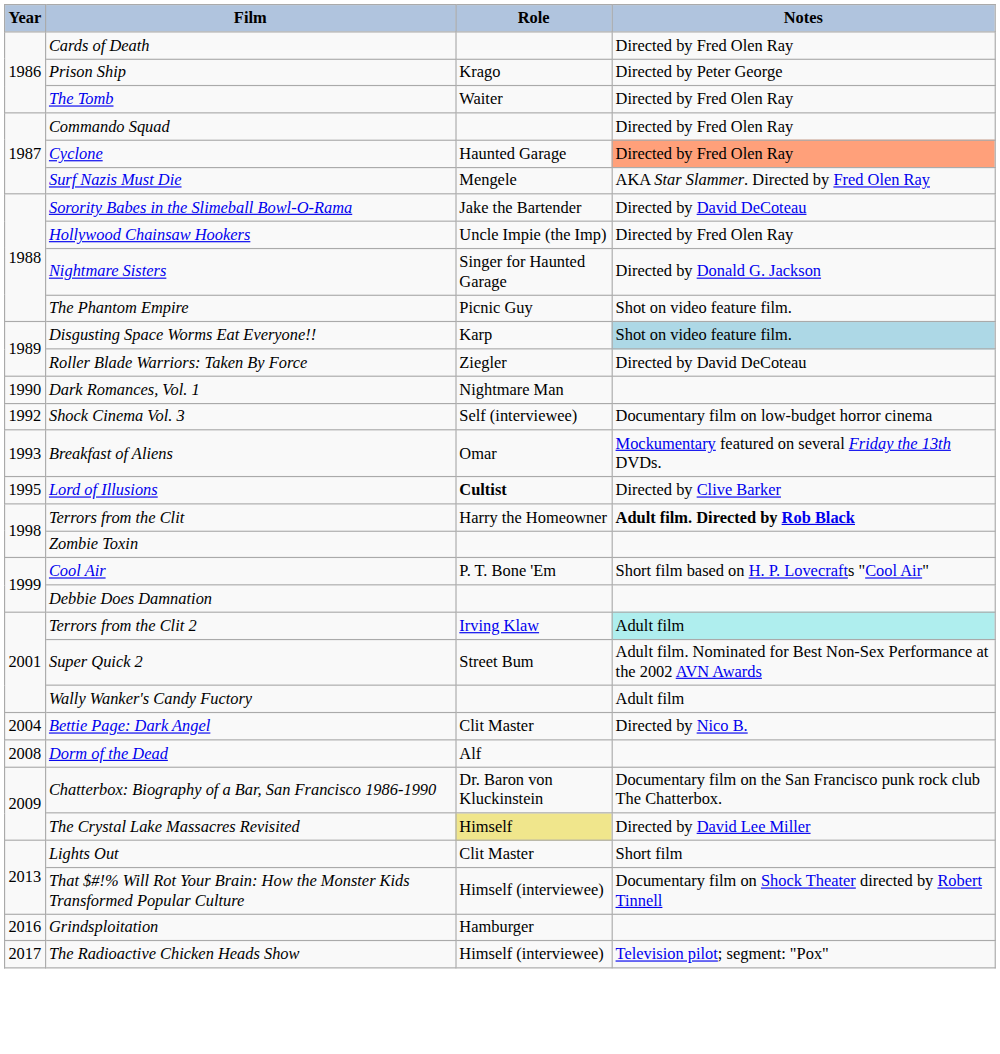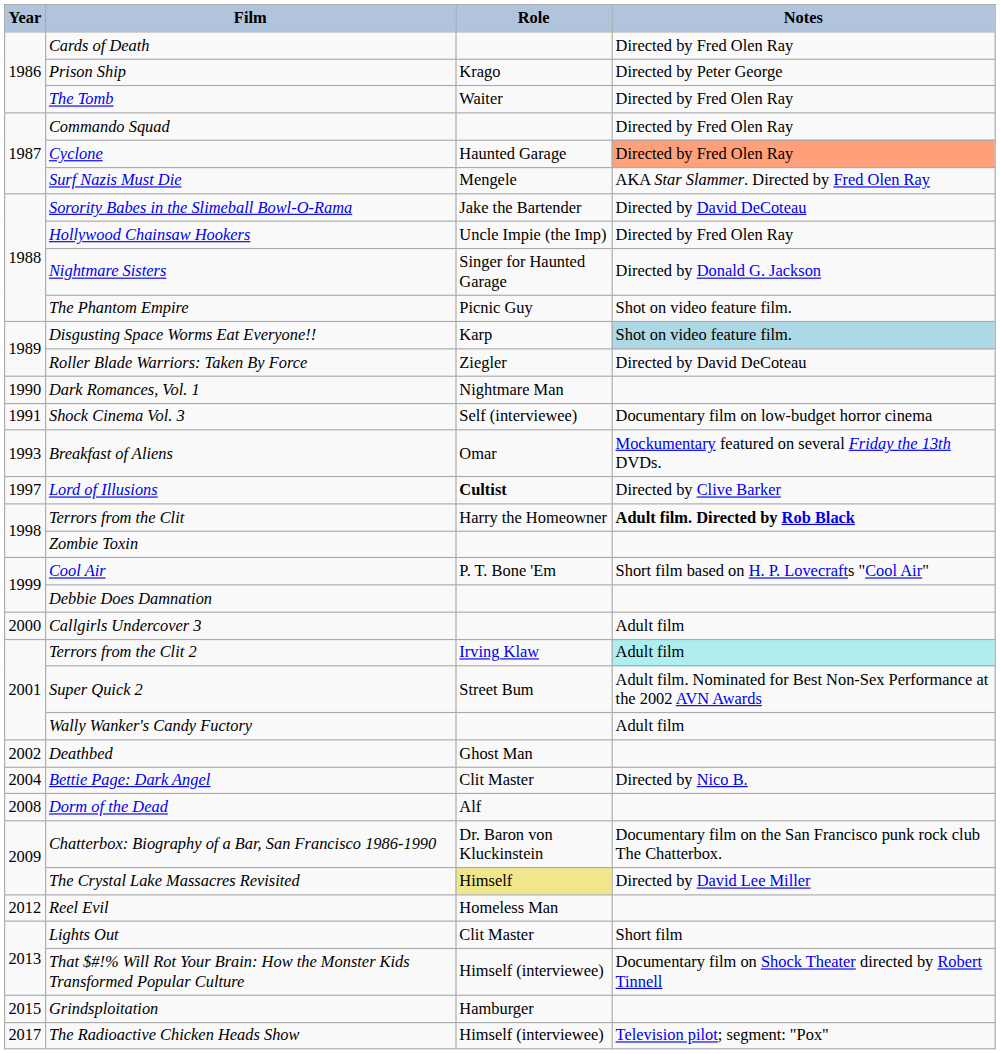(25, 416) 1992 -> (25, 416) 1991
(25, 490) 1995 -> (25, 490) 1997
+ row: (125, 625)
+ row: (81, 753)
+ row: (79, 908)
(25, 927) 2016 -> (25, 1008) 2015
